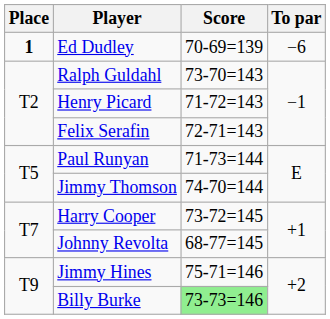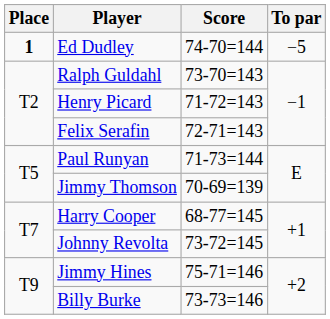(224, 46) 70-69=139 -> (224, 46) 74-70=144
(296, 46) −6 -> (296, 46) −5
(224, 187) 74-70=144 -> (224, 187) 70-69=139
(224, 215) 73-72=145 -> (224, 215) 68-77=145
(224, 243) 68-77=145 -> (224, 243) 73-72=145
(224, 300) lightgreen background -> (224, 300) no background
